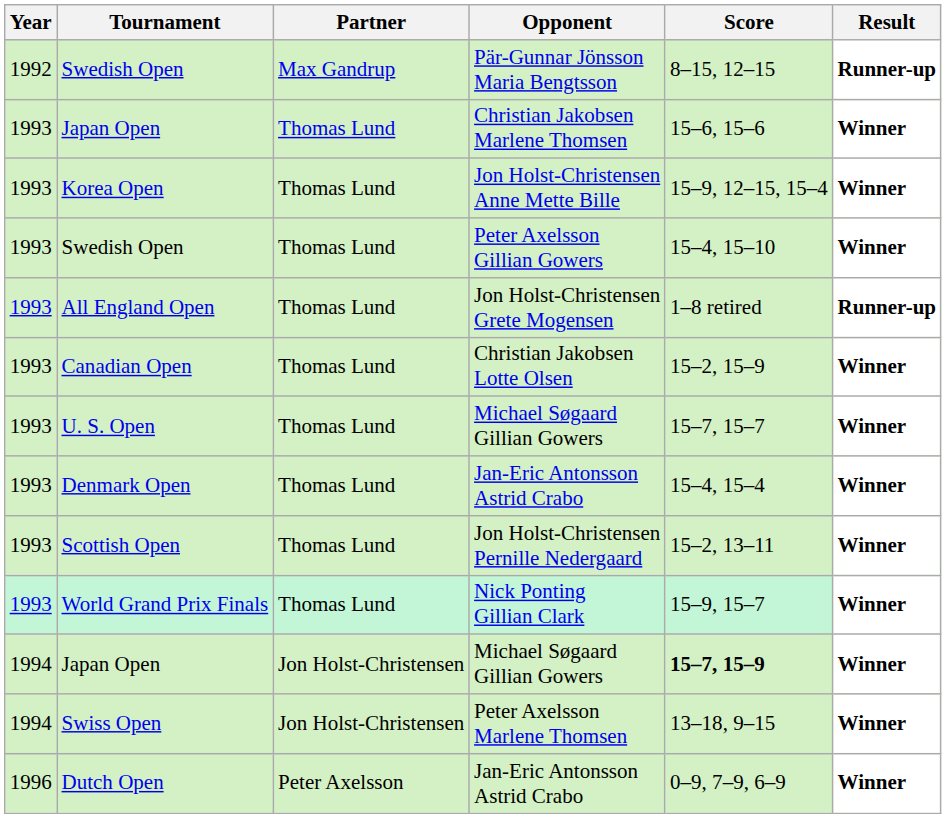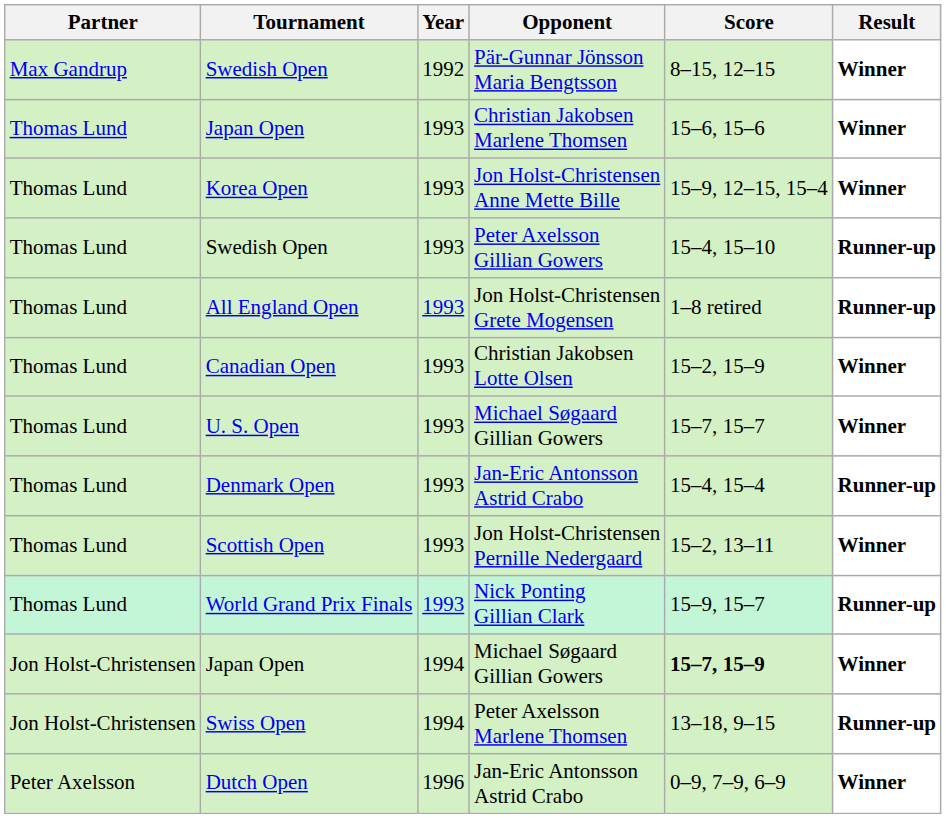columns swapped: (31, 22) <-> (371, 22)
(887, 69) Runner-up -> (872, 69) Winner
(872, 247) Winner -> (887, 247) Runner-up
(872, 485) Winner -> (887, 485) Runner-up
(872, 604) Winner -> (887, 604) Runner-up
(872, 723) Winner -> (887, 723) Runner-up
